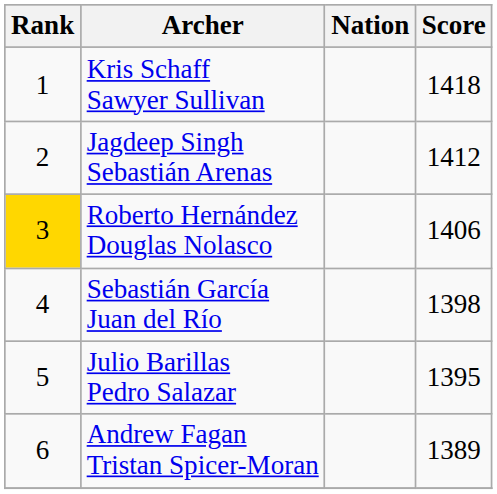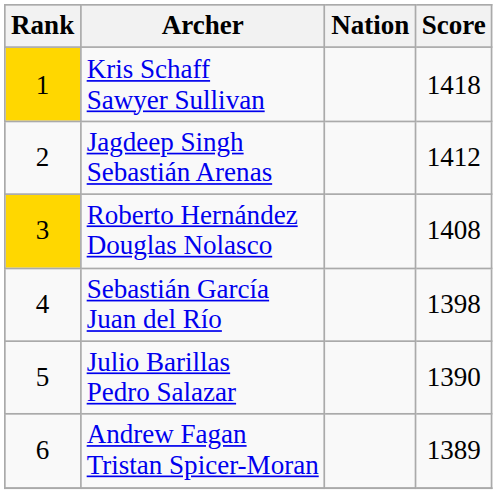(43, 84) no background -> (43, 84) gold background
(454, 230) 1406 -> (454, 230) 1408
(454, 377) 1395 -> (454, 377) 1390
